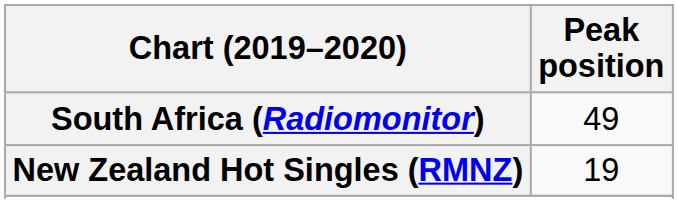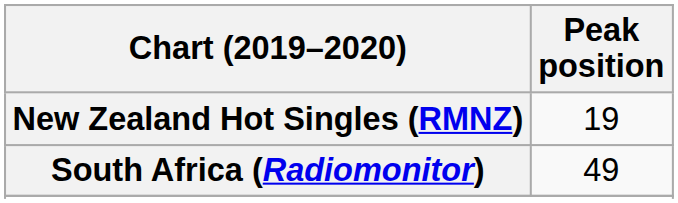rows swapped: (268, 169) <-> (268, 118)
